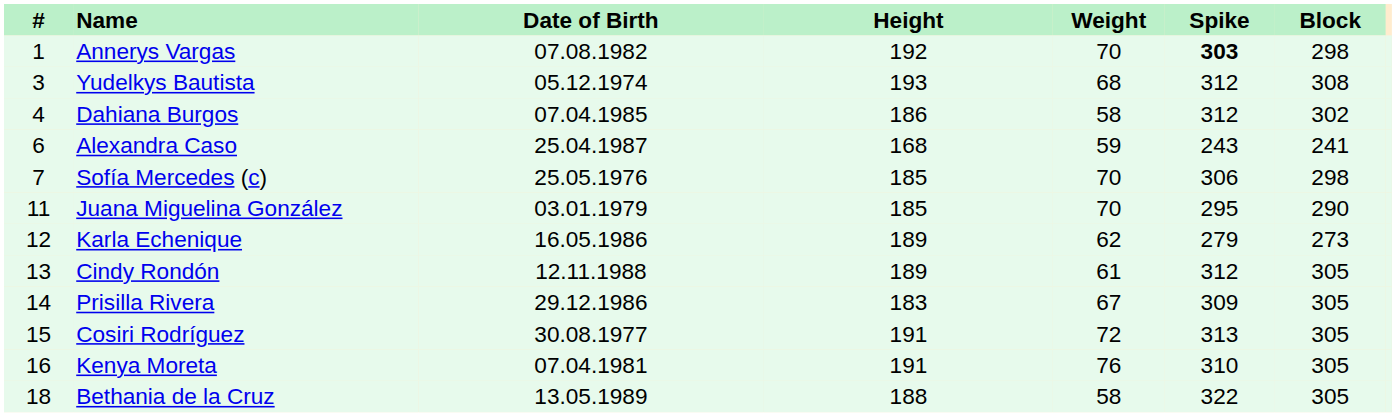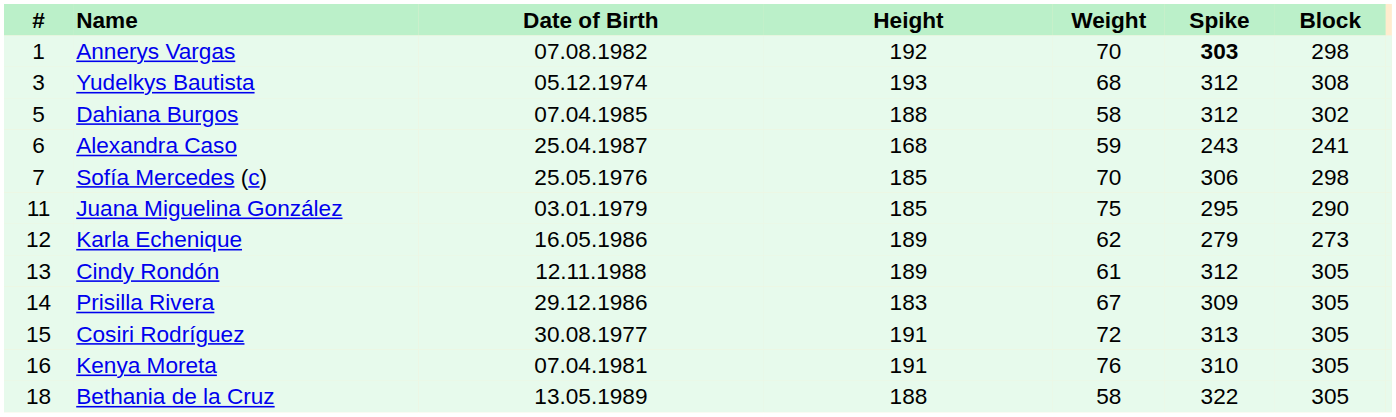(39, 114) 4 -> (39, 114) 5
(908, 114) 186 -> (908, 114) 188
(1109, 208) 70 -> (1109, 208) 75
